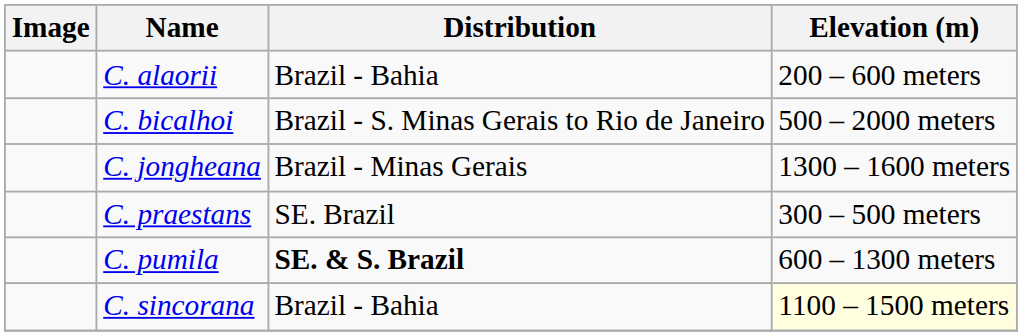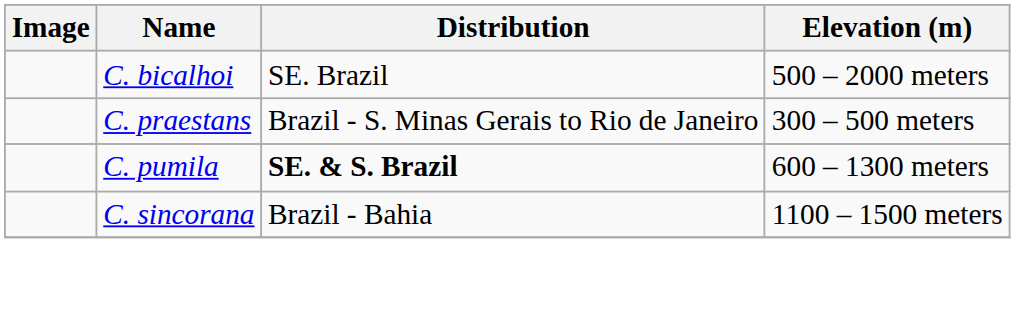- row: (160, 74)
(520, 120) Brazil - S. Minas Gerais to Rio de Janeiro -> (328, 74) SE. Brazil
- row: (182, 167)
(335, 213) SE. Brazil -> (513, 120) Brazil - S. Minas Gerais to Rio de Janeiro
(894, 306) lightyellow background -> (887, 213) no background
